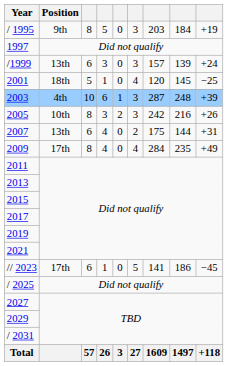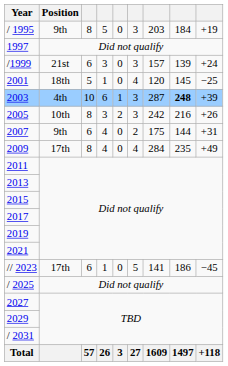(60, 64) 13th -> (60, 64) 21st
(183, 98) normal -> (183, 98) bold
(60, 132) 13th -> (60, 132) 9th
